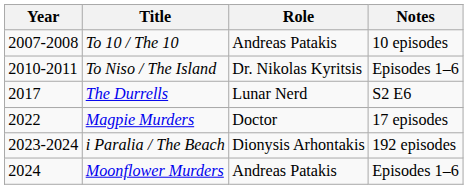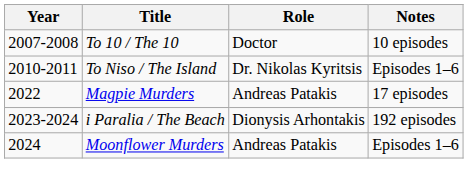(285, 42) Andreas Patakis -> (255, 42) Doctor
- row: (127, 94)
(255, 119) Doctor -> (285, 94) Andreas Patakis
